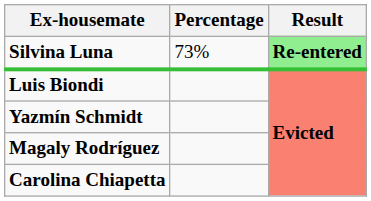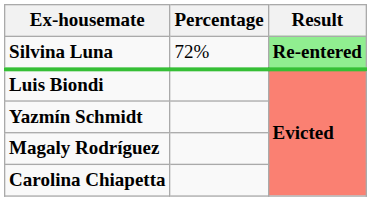(192, 51) 73% -> (192, 51) 72%
